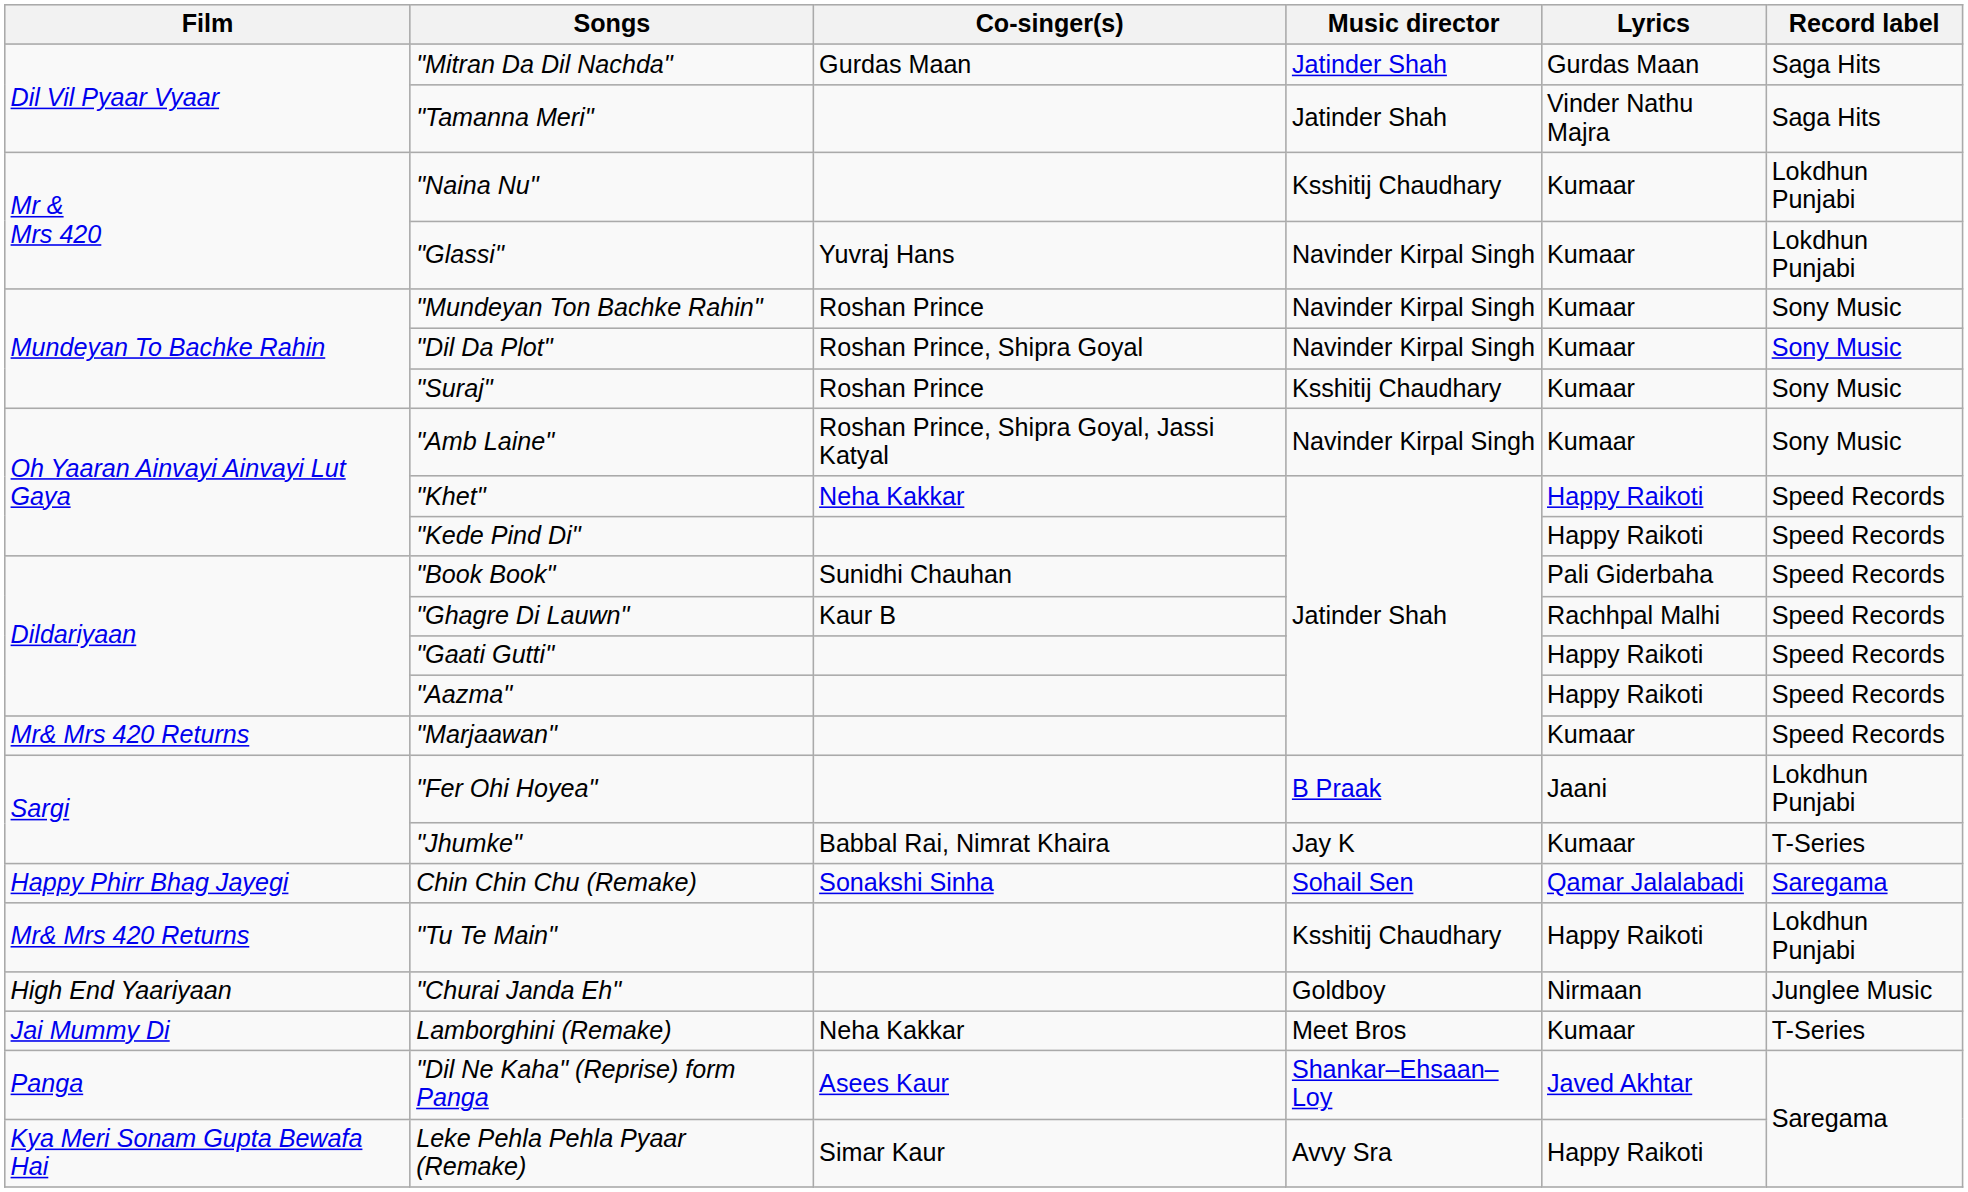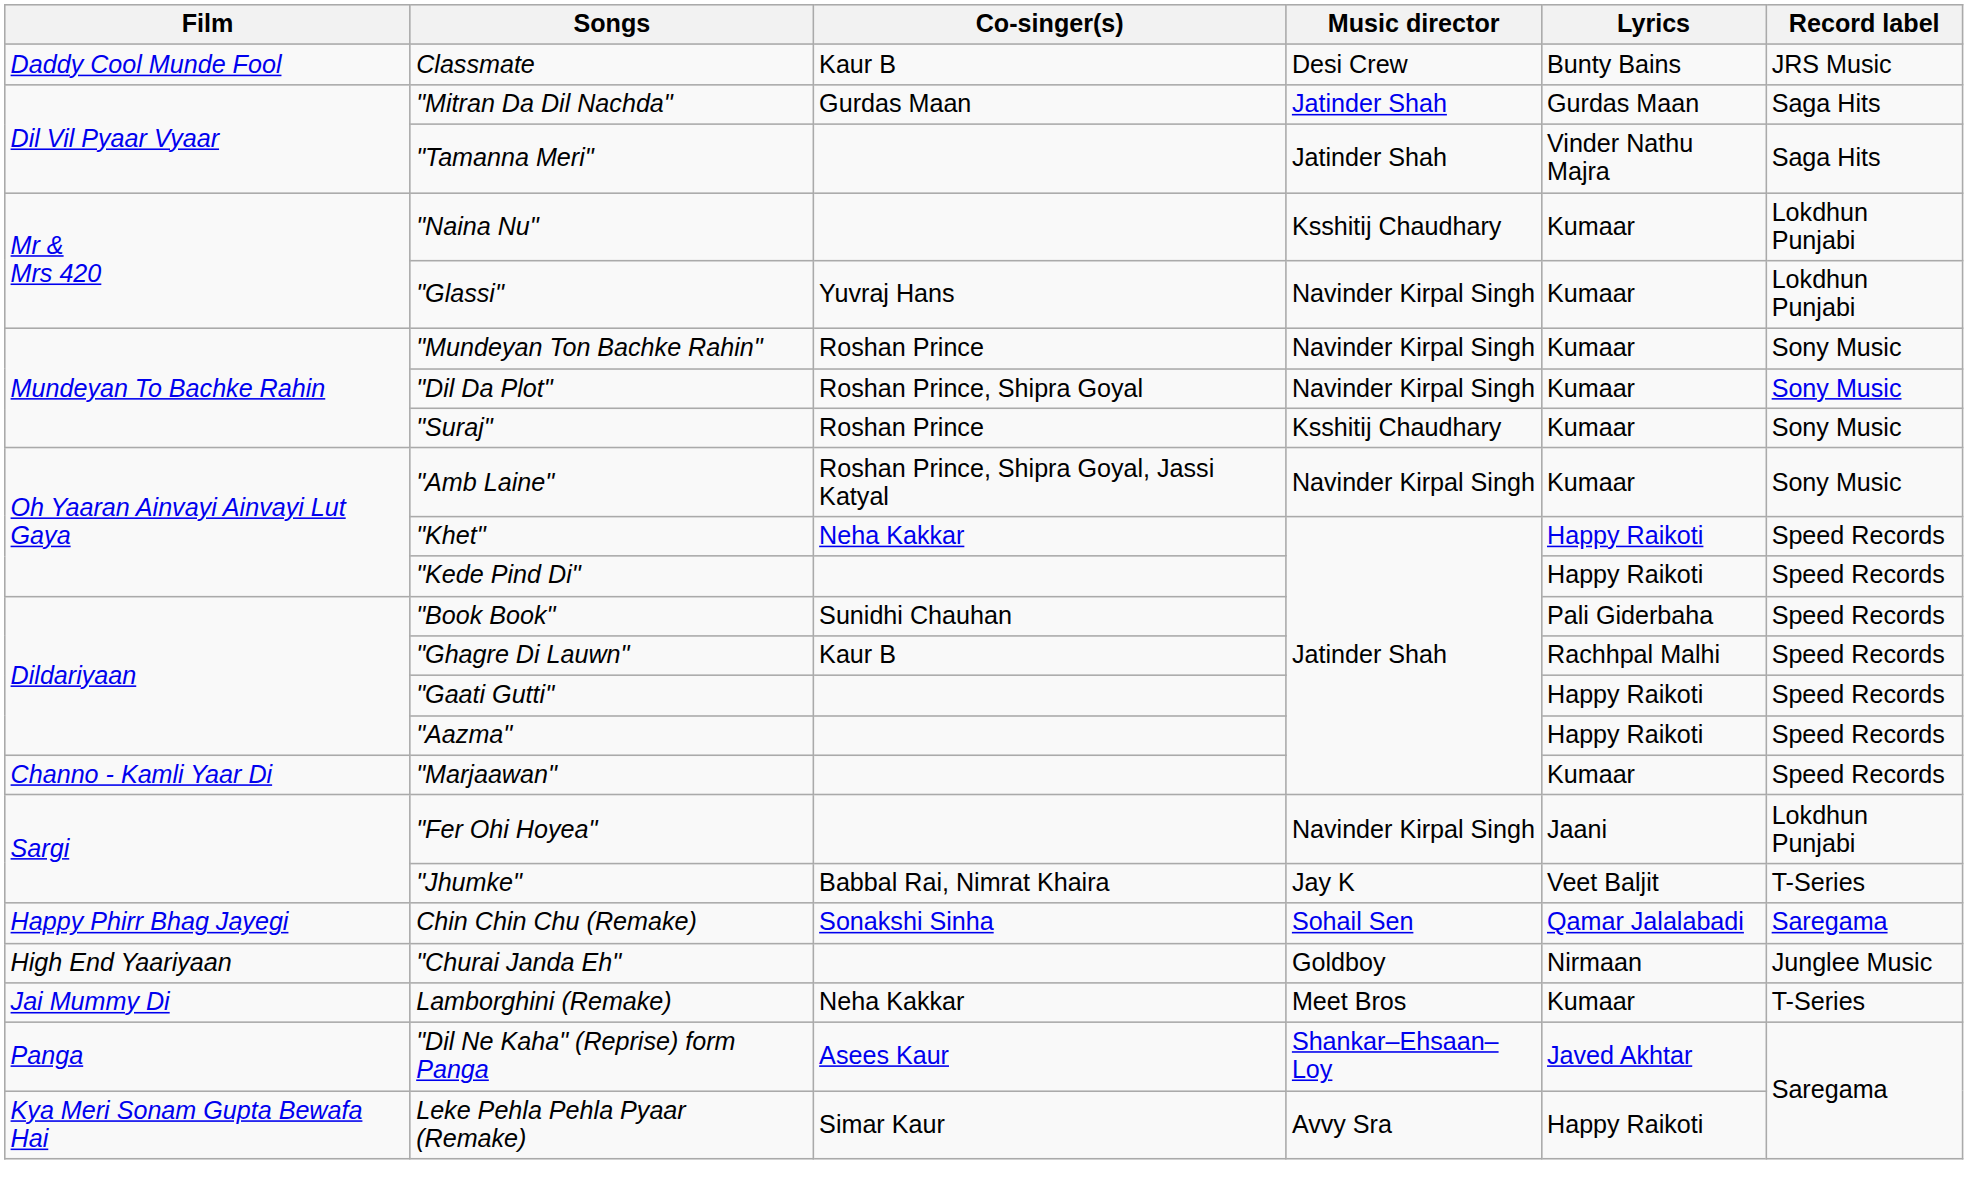+ row: (476, 64)
(130, 735) Mr& Mrs 420 Returns -> (141, 774) Channo - Kamli Yaar Di
(1337, 789) B Praak -> (1413, 828) Navinder Kirpal Singh
(1591, 842) Kumaar -> (1603, 882) Veet Baljit
- row: (487, 936)
